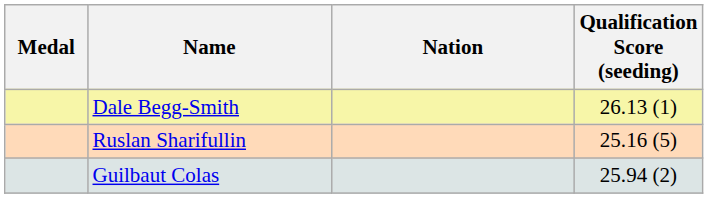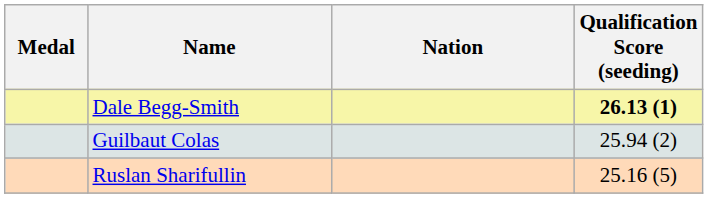(638, 106) normal -> (638, 106) bold
rows swapped: (156, 175) <-> (169, 141)
